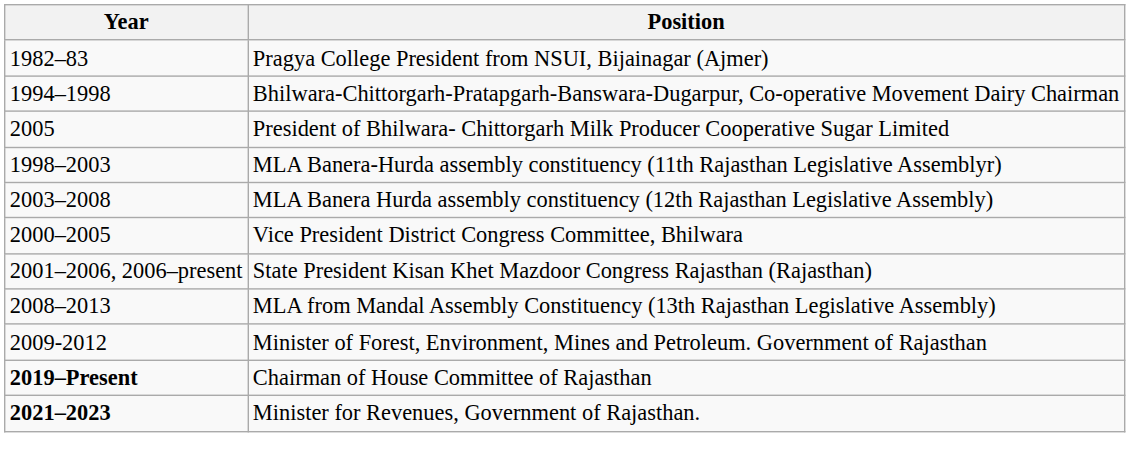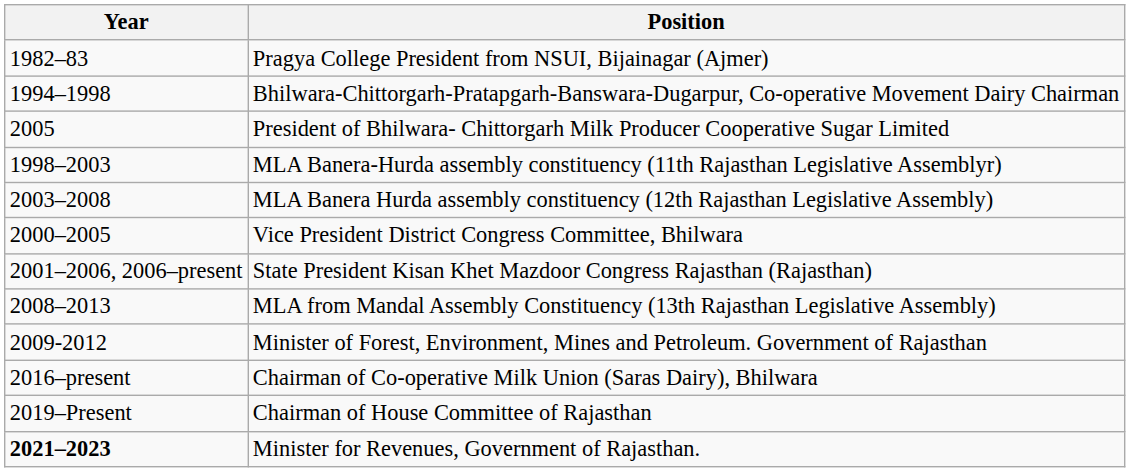+ row: (535, 377)
(74, 377) bold -> (71, 413) normal
